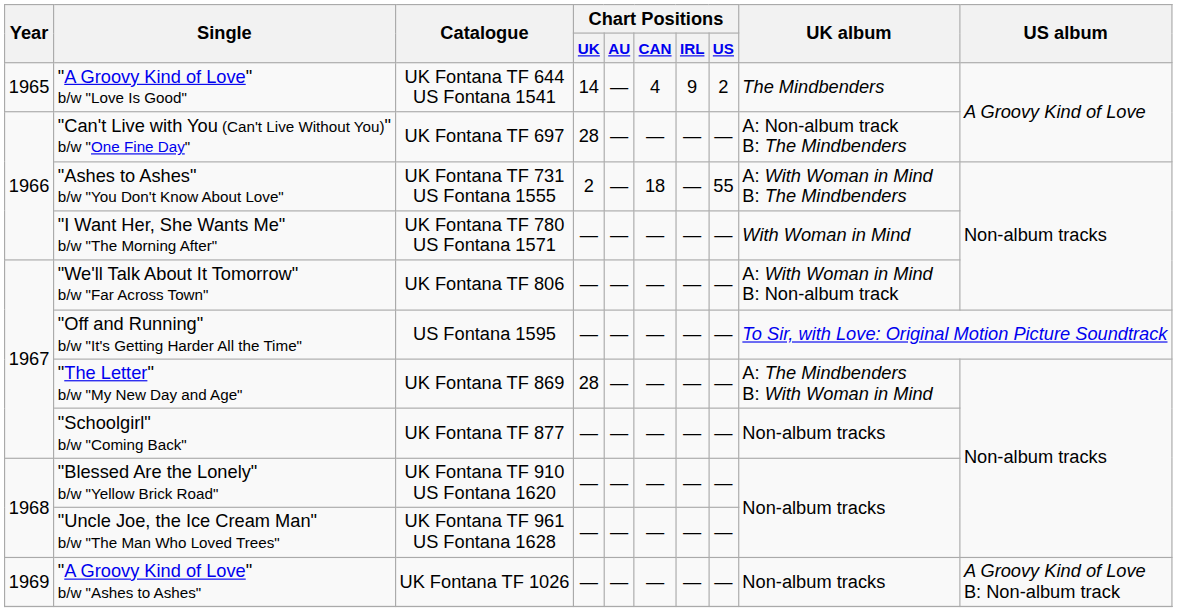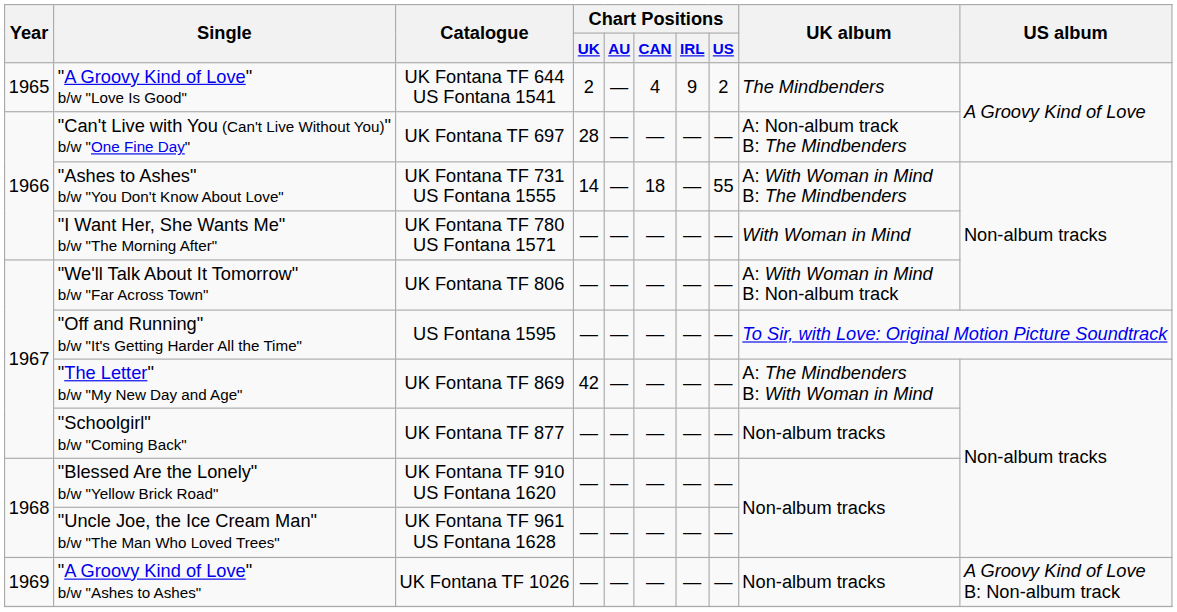(589, 87) 14 -> (589, 87) 2
(589, 185) 2 -> (589, 185) 14
(589, 383) 28 -> (589, 383) 42
